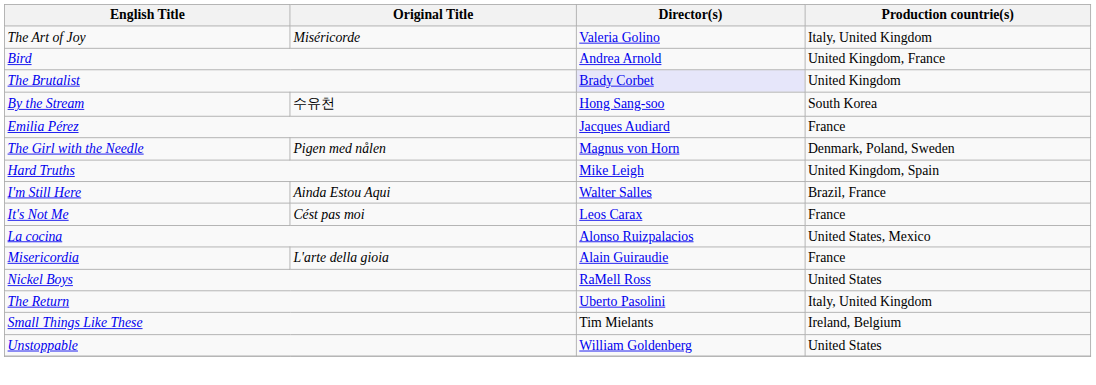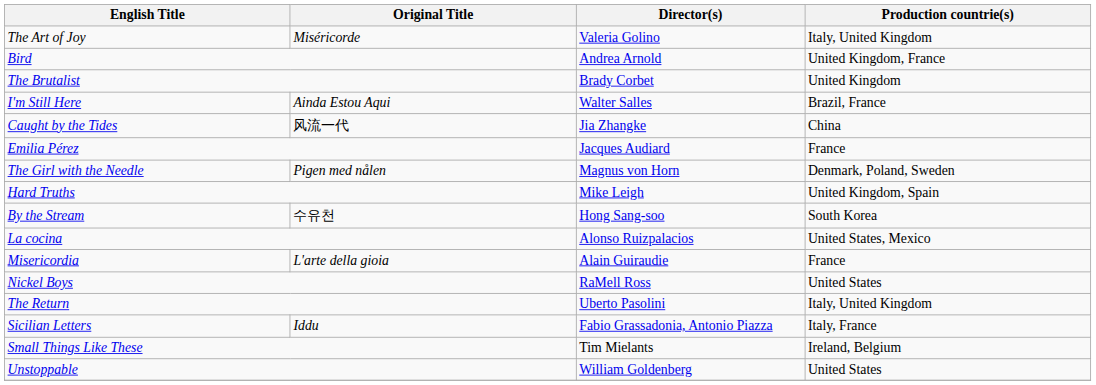(617, 80) lavender background -> (617, 80) no background
rows swapped: (46, 103) <-> (44, 192)
+ row: (62, 125)
- row: (38, 214)
+ row: (49, 326)
